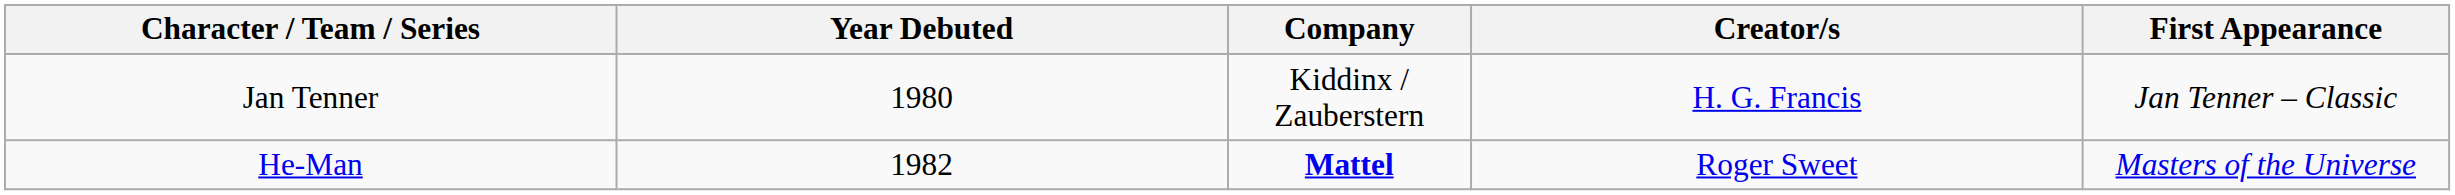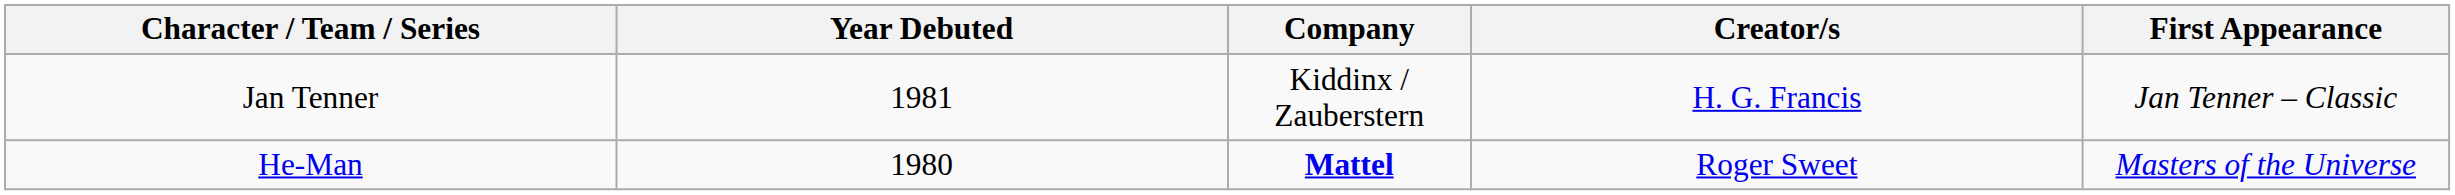(922, 96) 1980 -> (922, 96) 1981
(922, 164) 1982 -> (922, 164) 1980
